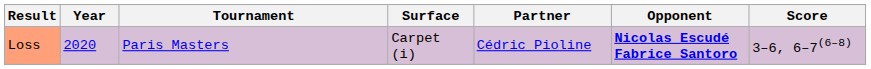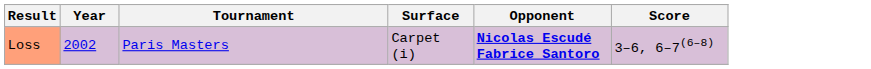- column: (542, 16)
(80, 46) 2020 -> (80, 46) 2002
